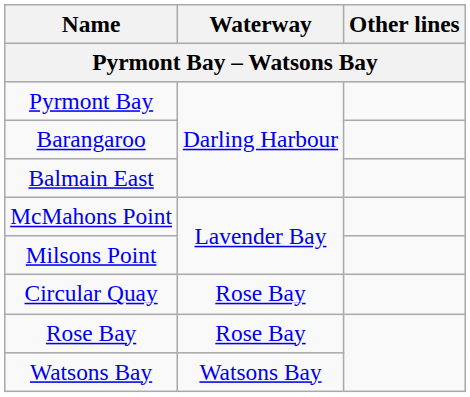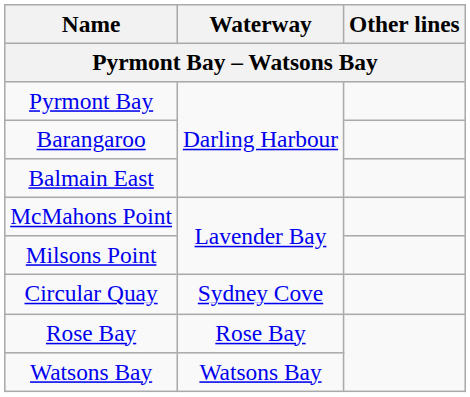(260, 294) Rose Bay -> (260, 294) Sydney Cove
